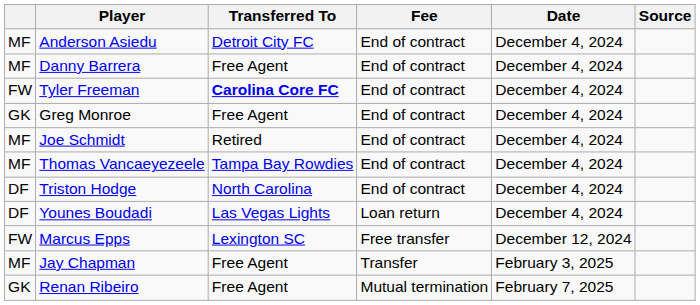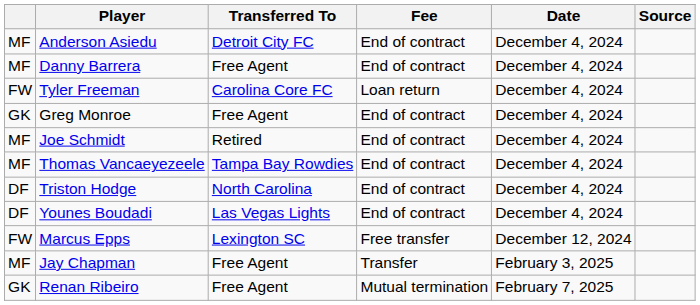(275, 90) bold -> (272, 90) normal
(413, 90) End of contract -> (400, 90) Loan return
(400, 213) Loan return -> (413, 213) End of contract
